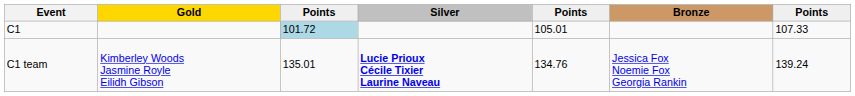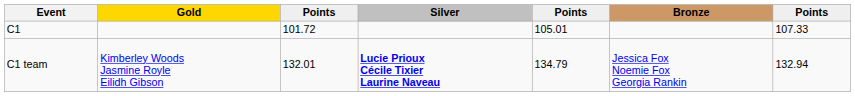(299, 30) lightblue background -> (299, 30) no background
(299, 65) 135.01 -> (299, 65) 132.01
(551, 65) 134.76 -> (551, 65) 134.79
(792, 65) 139.24 -> (792, 65) 132.94
